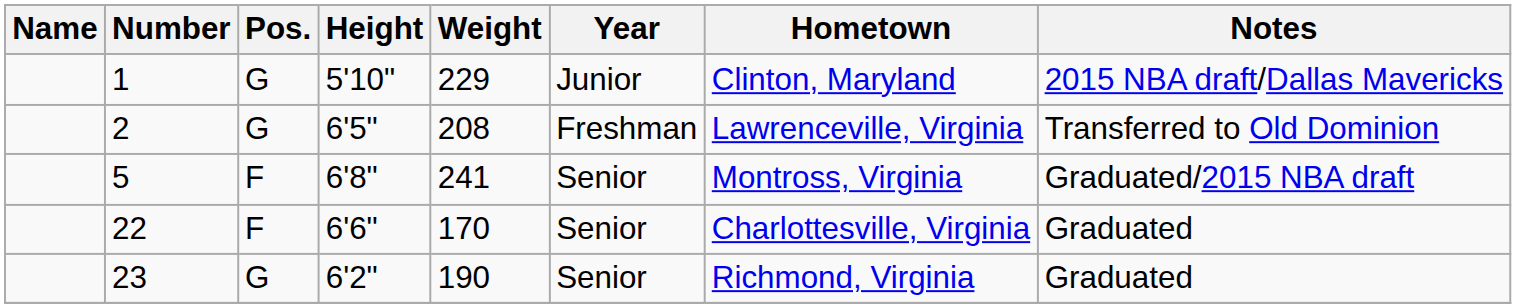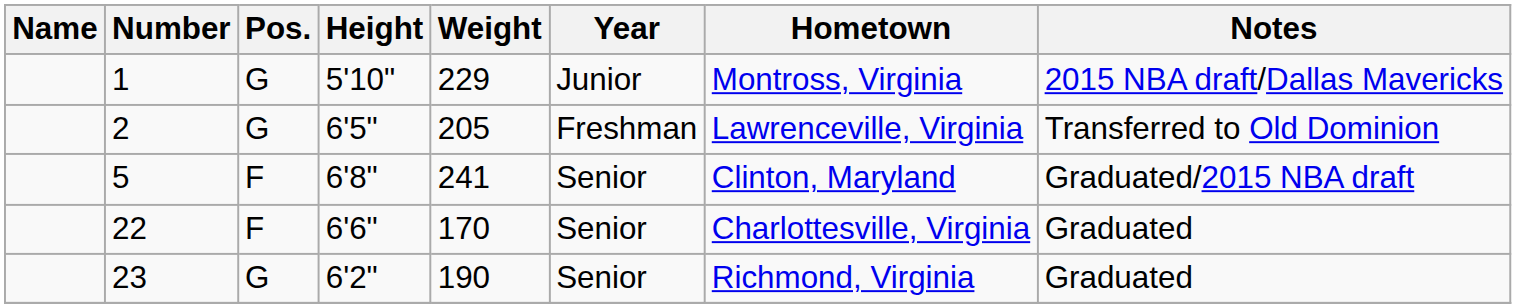(834, 79) Clinton, Maryland -> (837, 79) Montross, Virginia
(464, 128) 208 -> (464, 128) 205
(837, 178) Montross, Virginia -> (834, 178) Clinton, Maryland
